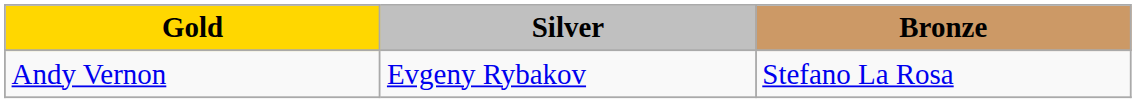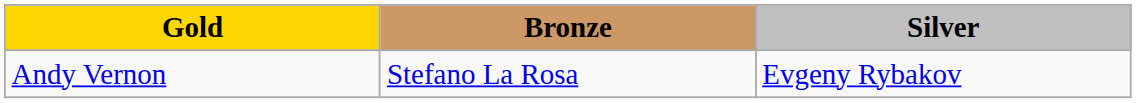columns swapped: (568, 27) <-> (943, 27)
